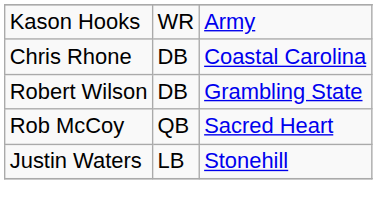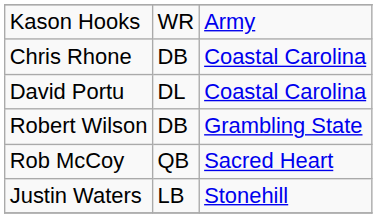+ row: (67, 91)
